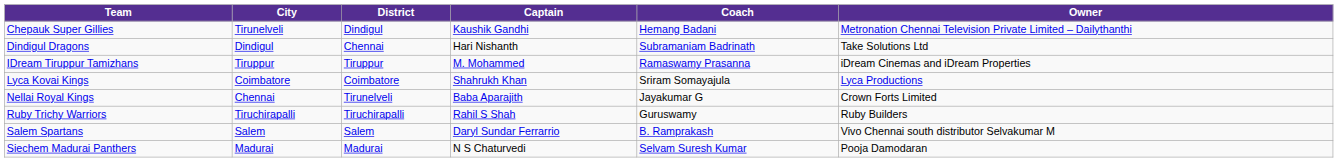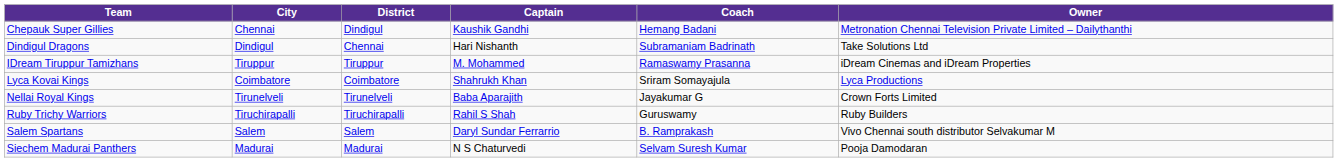(259, 30) Tirunelveli -> (255, 30) Chennai
(255, 98) Chennai -> (259, 98) Tirunelveli
